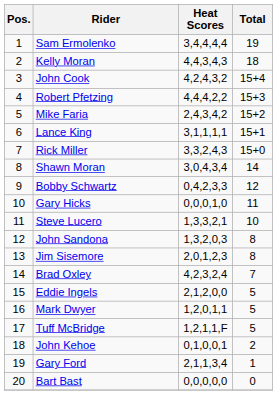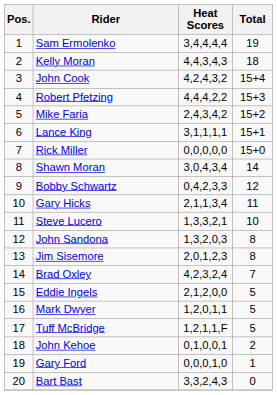(205, 150) 3,3,2,4,3 -> (205, 150) 0,0,0,0,0
(205, 203) 0,0,0,1,0 -> (205, 203) 2,1,1,3,4
(205, 363) 2,1,1,3,4 -> (205, 363) 0,0,0,1,0
(205, 381) 0,0,0,0,0 -> (205, 381) 3,3,2,4,3
